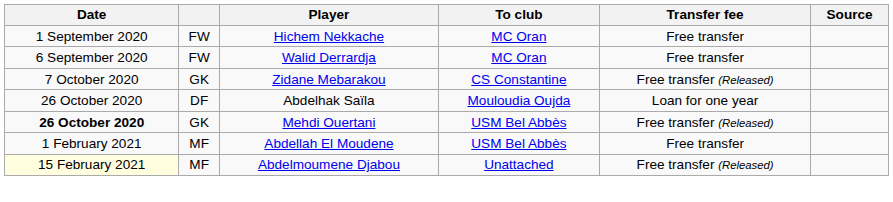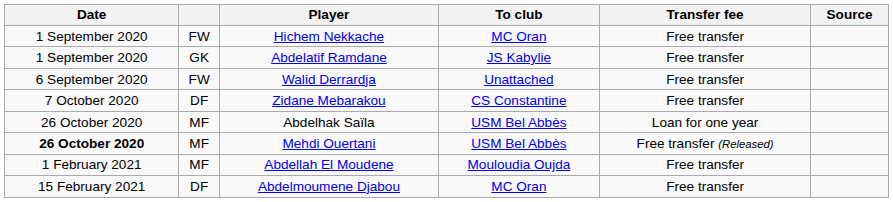+ row: (329, 58)
(519, 58) MC Oran -> (519, 79) Unattached
(199, 79) GK -> (199, 101) DF
(705, 79) Free transfer (Released) -> (705, 101) Free transfer
(199, 101) DF -> (199, 122) MF
(519, 101) Mouloudia Oujda -> (519, 122) USM Bel Abbès
(199, 122) GK -> (199, 143) MF
(519, 143) USM Bel Abbès -> (519, 165) Mouloudia Oujda
(92, 165) lightyellow background -> (92, 186) no background
(199, 165) MF -> (199, 186) DF
(519, 165) Unattached -> (519, 186) MC Oran
(705, 165) Free transfer (Released) -> (705, 186) Free transfer
